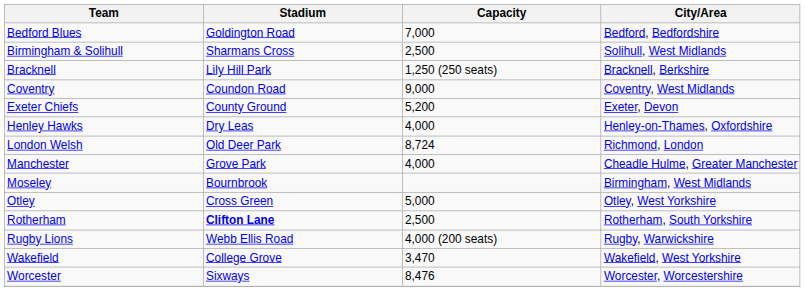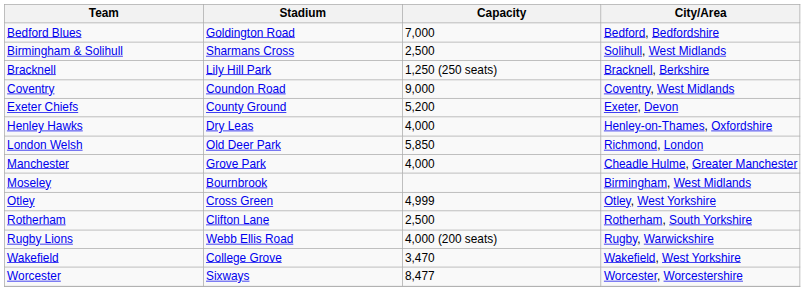(420, 145) 8,724 -> (420, 145) 5,850
(420, 201) 5,000 -> (420, 201) 4,999
(240, 220) bold -> (238, 220) normal
(420, 276) 8,476 -> (420, 276) 8,477
